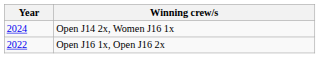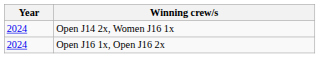(17, 45) 2022 -> (17, 45) 2024
